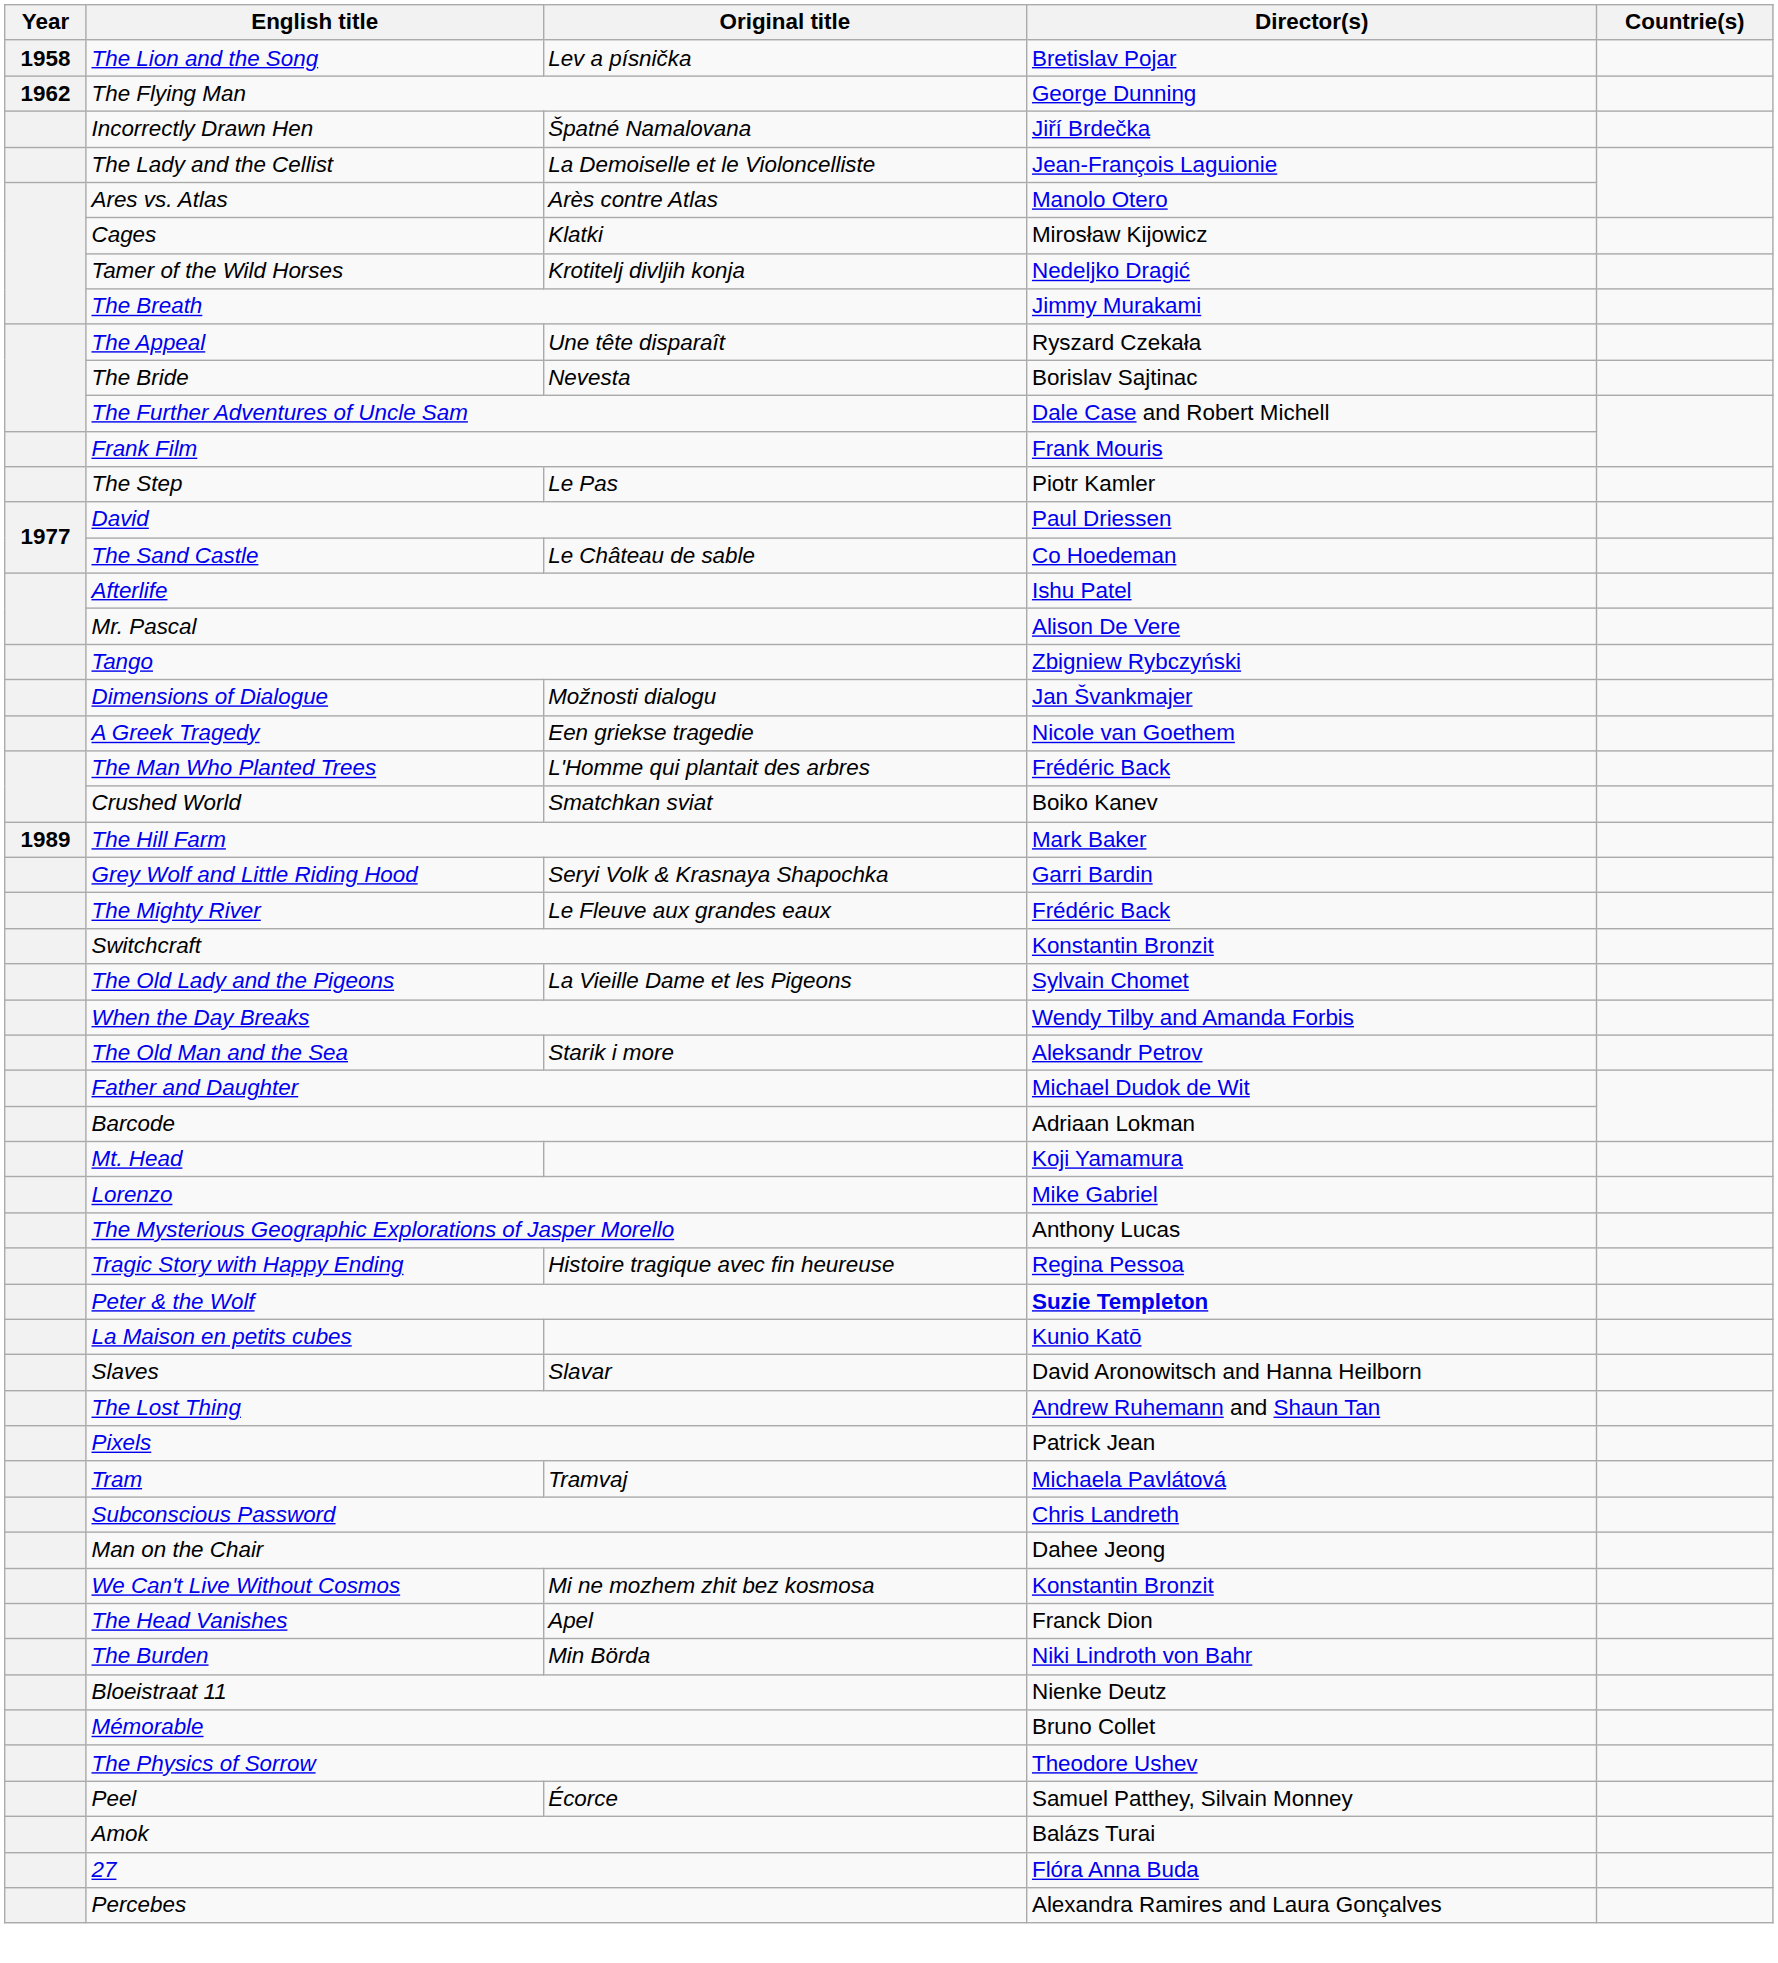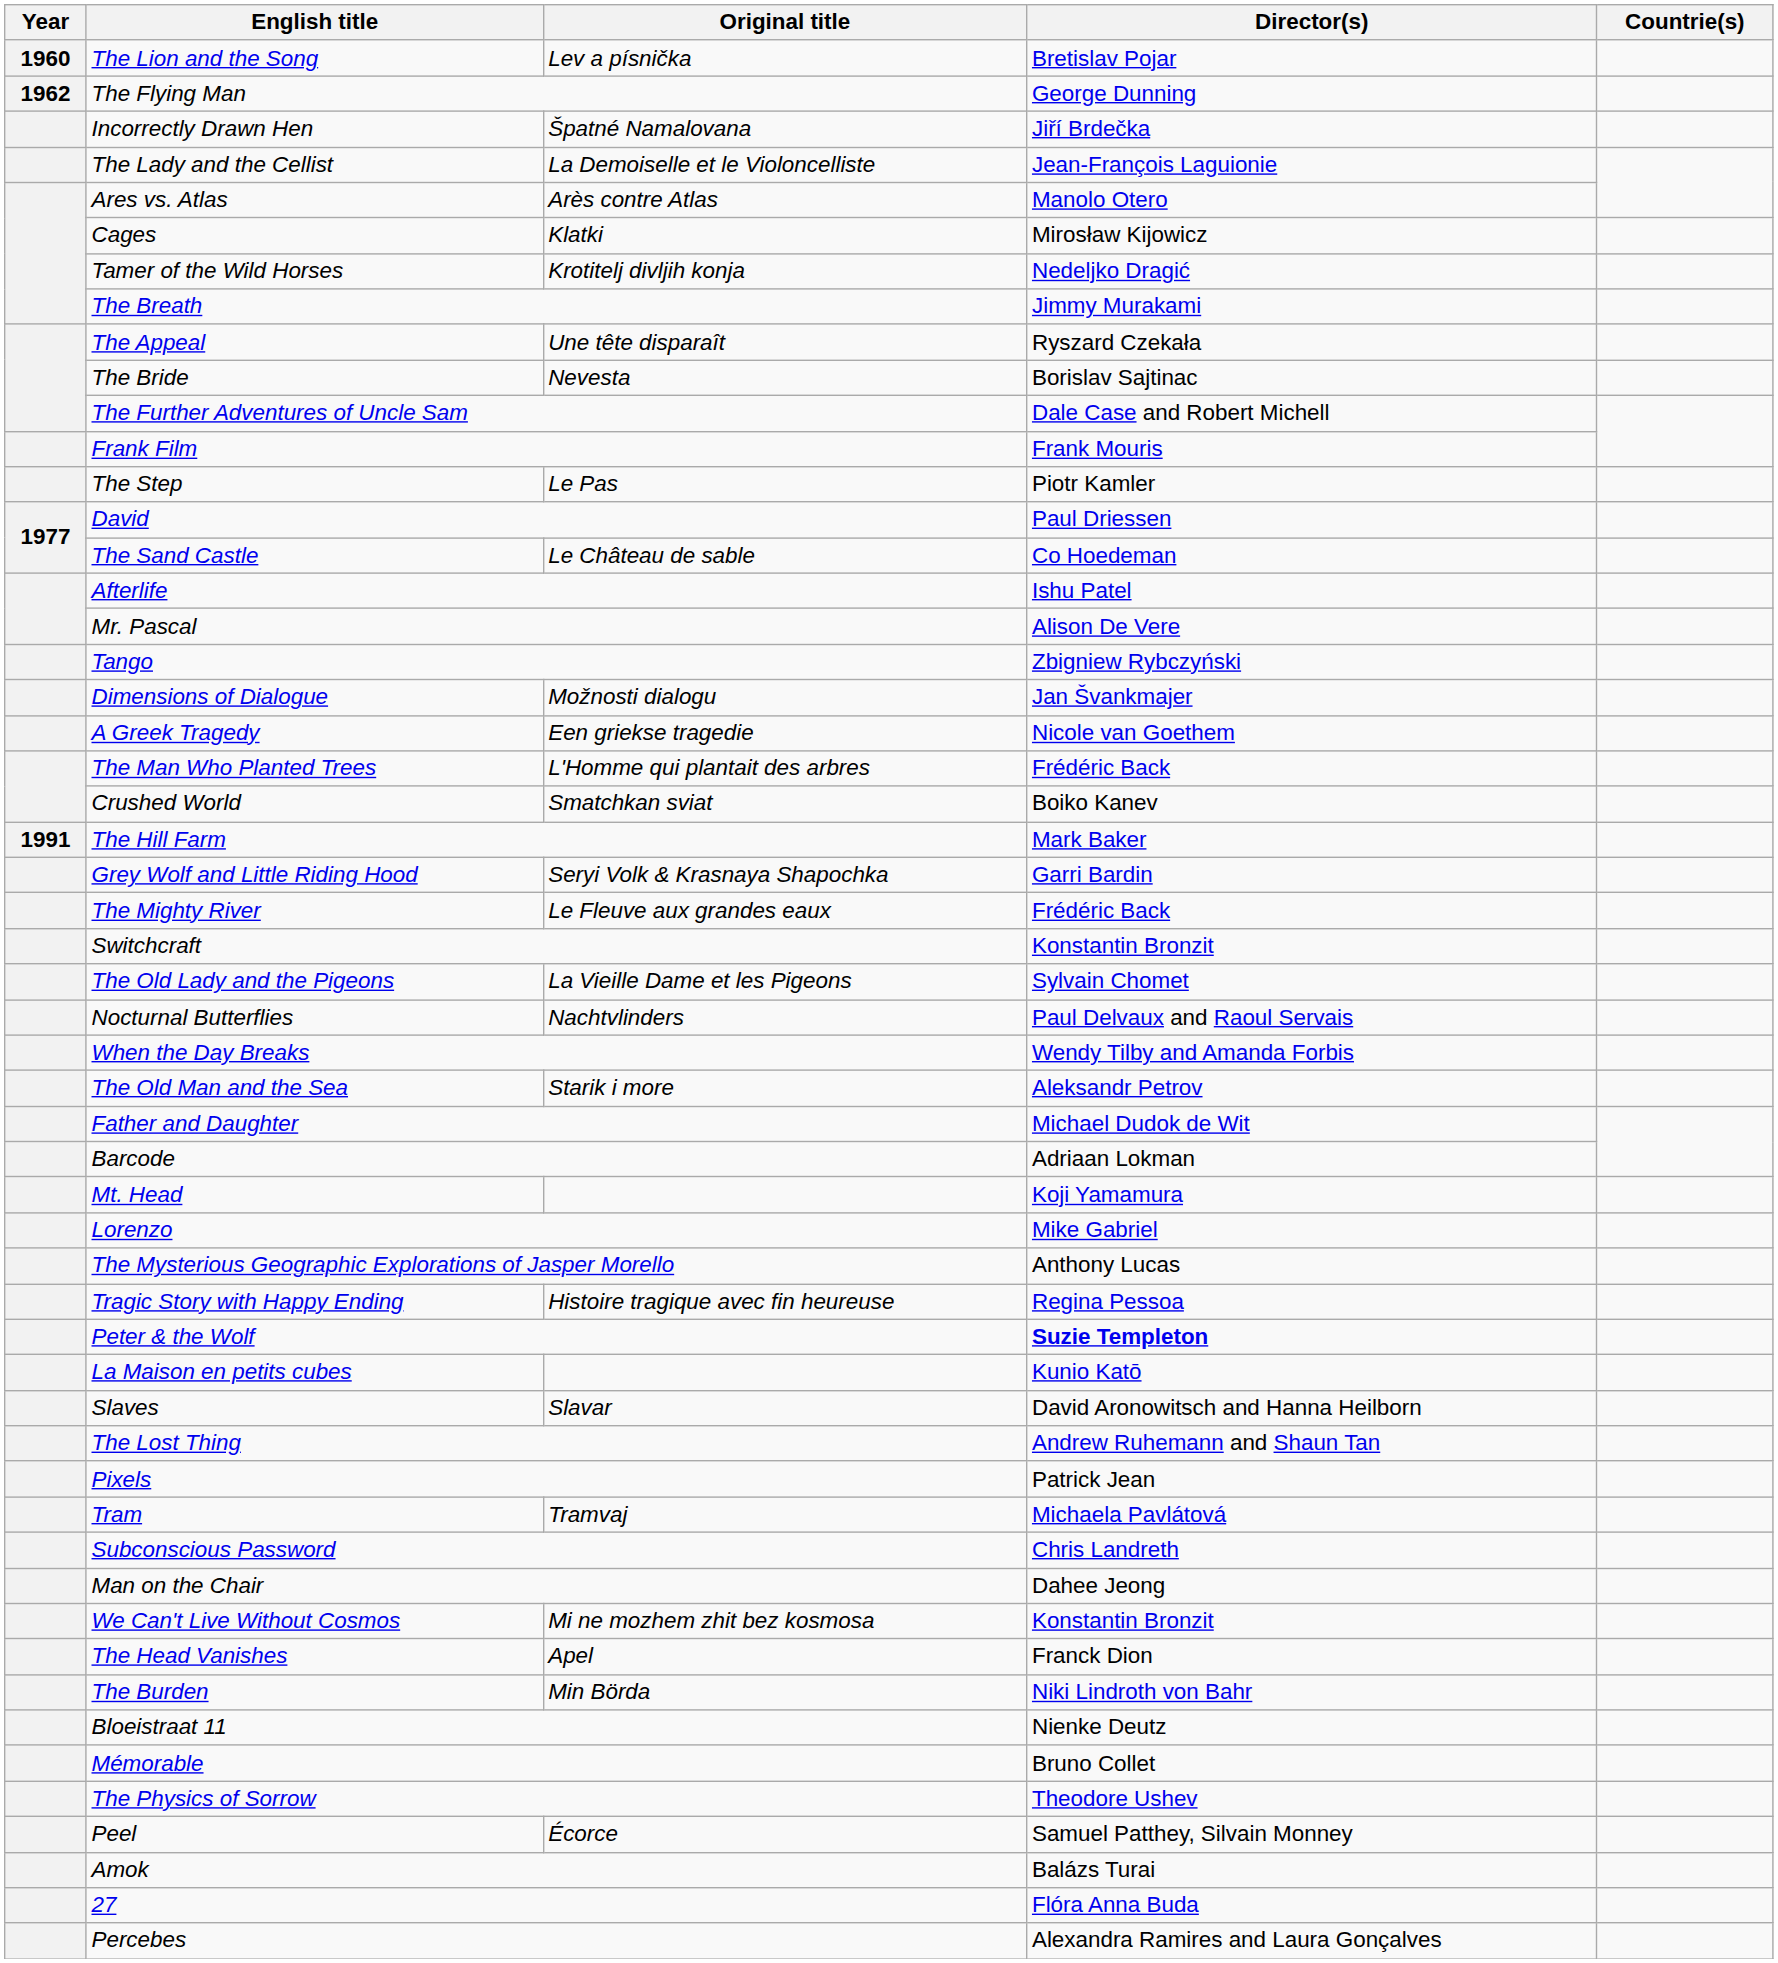(46, 57) 1958 -> (46, 57) 1960
(46, 839) 1989 -> (46, 839) 1991
+ row: (192, 1016)
